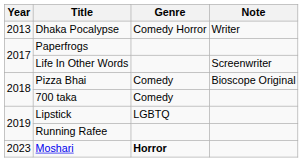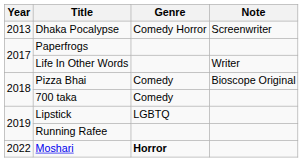(226, 30) Writer -> (242, 30) Screenwriter
(242, 64) Screenwriter -> (226, 64) Writer
(19, 149) 2023 -> (19, 149) 2022
